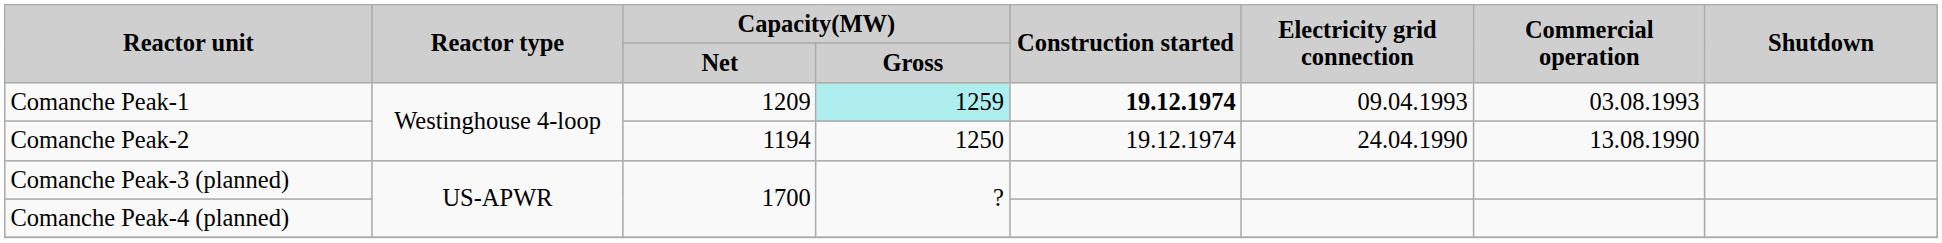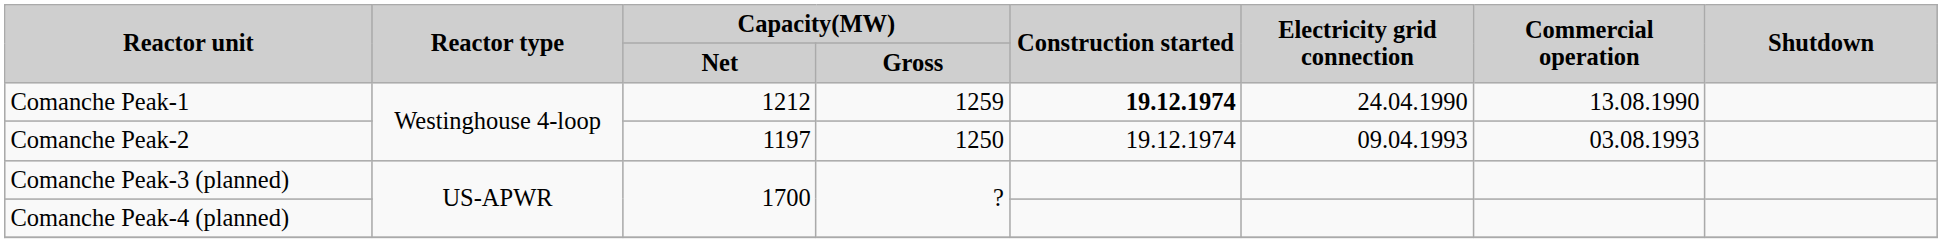(786, 101) 1209 -> (786, 101) 1212
(979, 101) paleturquoise background -> (979, 101) no background
(1413, 101) 09.04.1993 -> (1413, 101) 24.04.1990
(1644, 101) 03.08.1993 -> (1644, 101) 13.08.1990
(787, 140) 1194 -> (787, 140) 1197
(1413, 140) 24.04.1990 -> (1413, 140) 09.04.1993
(1644, 140) 13.08.1990 -> (1644, 140) 03.08.1993
